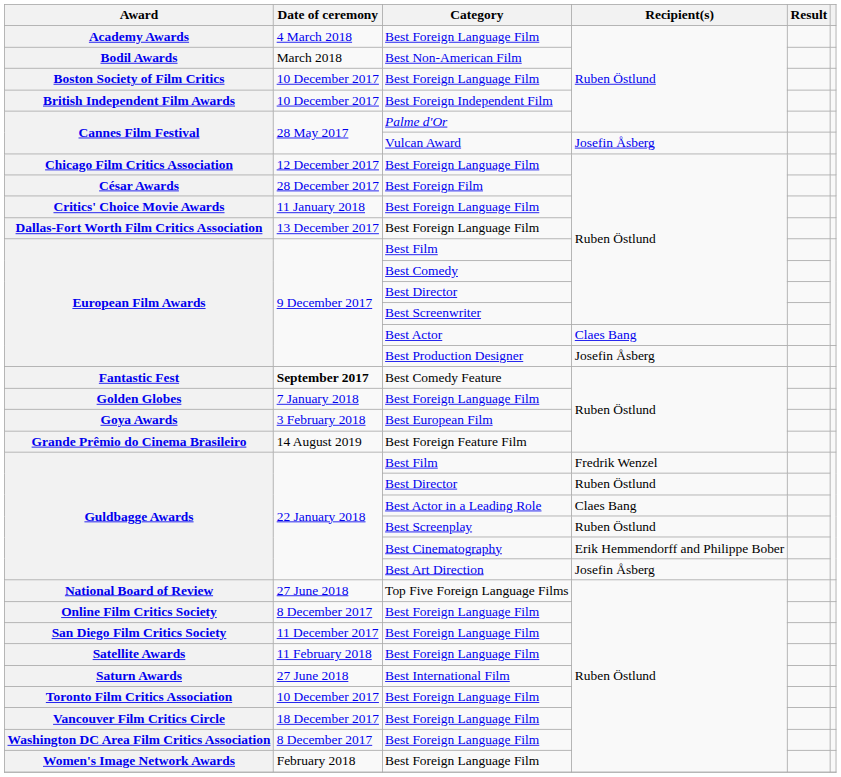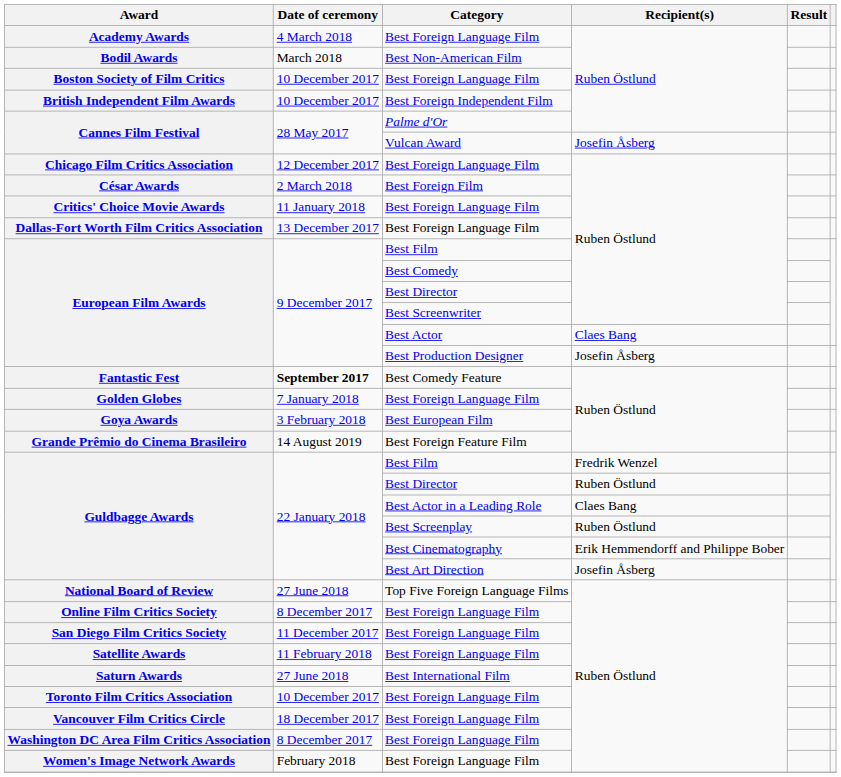(328, 185) 28 December 2017 -> (314, 185) 2 March 2018
